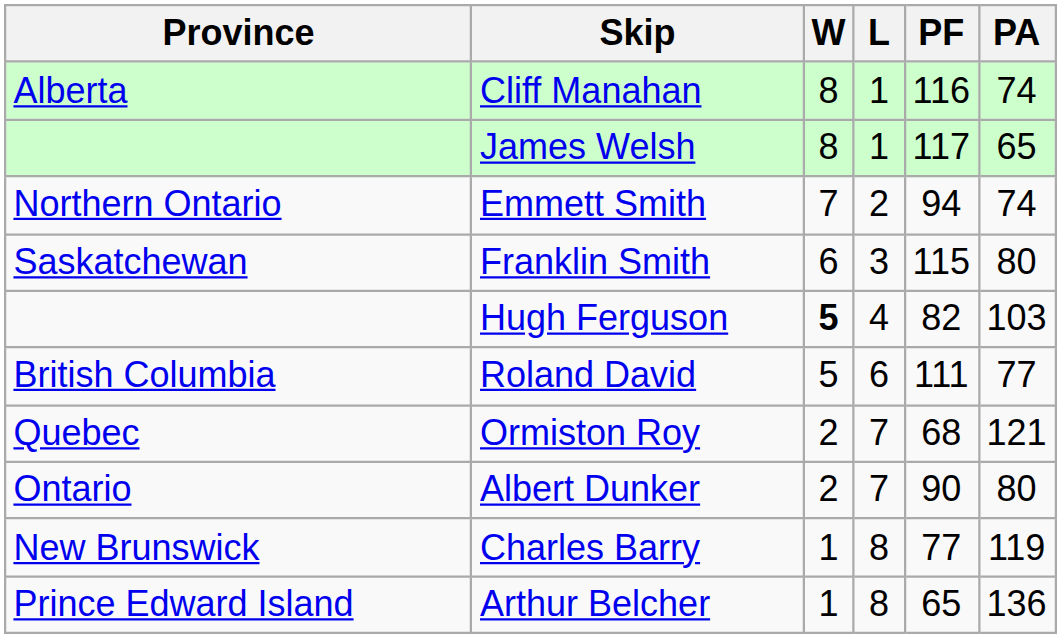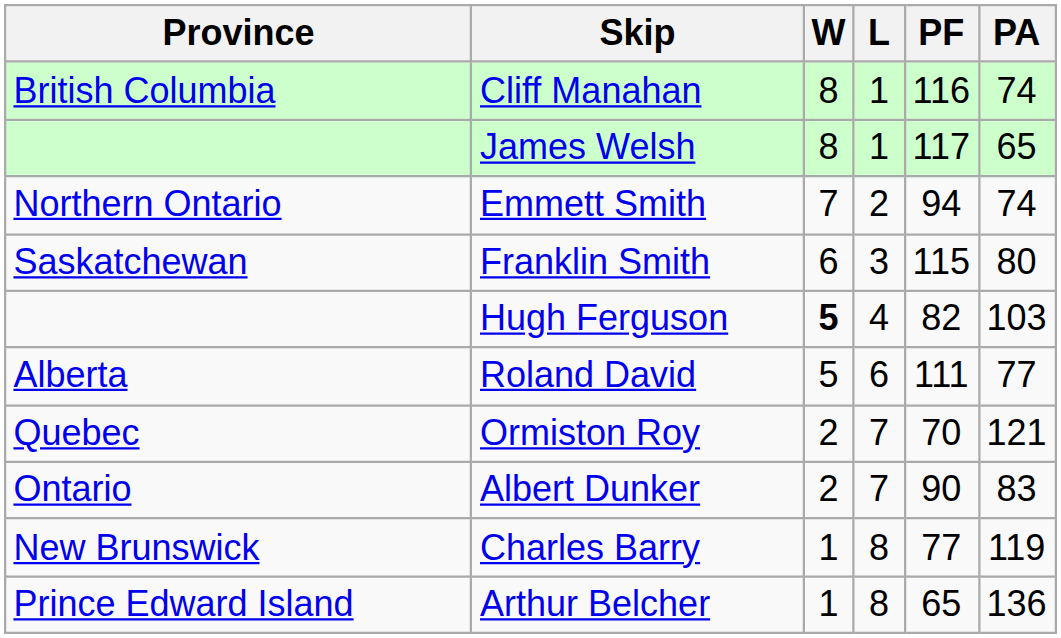(70, 90) Alberta -> (144, 90) British Columbia
(144, 375) British Columbia -> (70, 375) Alberta
(941, 432) 68 -> (941, 432) 70
(1017, 489) 80 -> (1017, 489) 83
